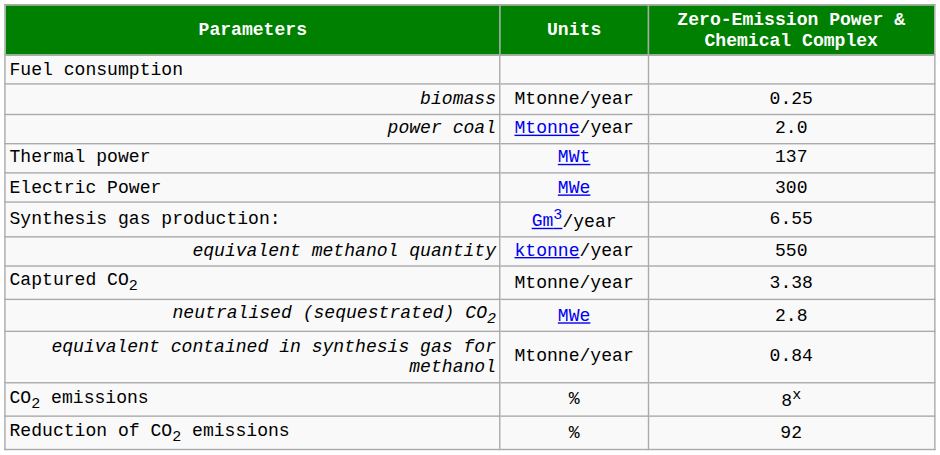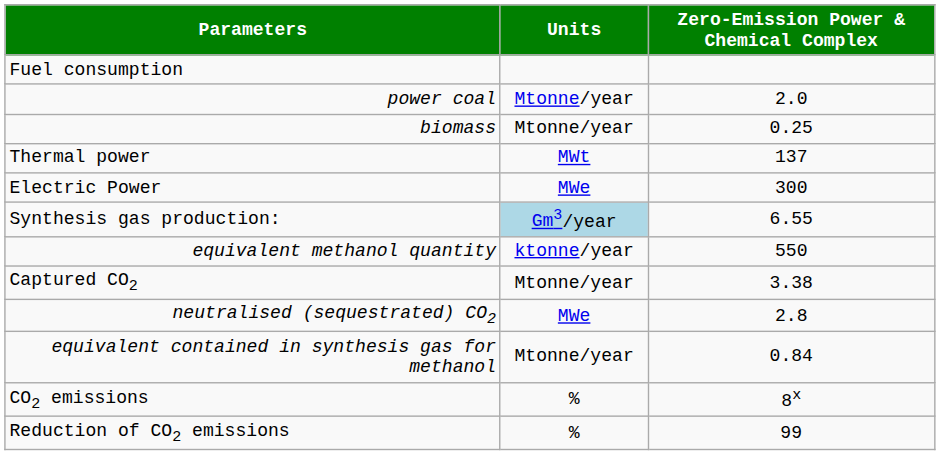rows swapped: (442, 129) <-> (458, 99)
(574, 219) no background -> (574, 219) lightblue background
(791, 433) 92 -> (791, 433) 99
